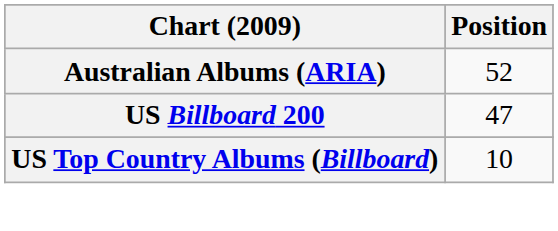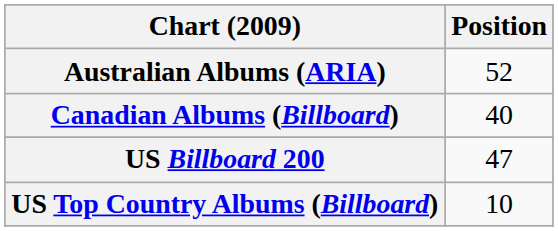+ row: (225, 114)
